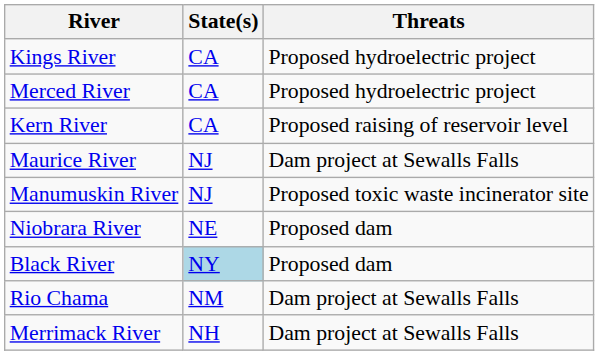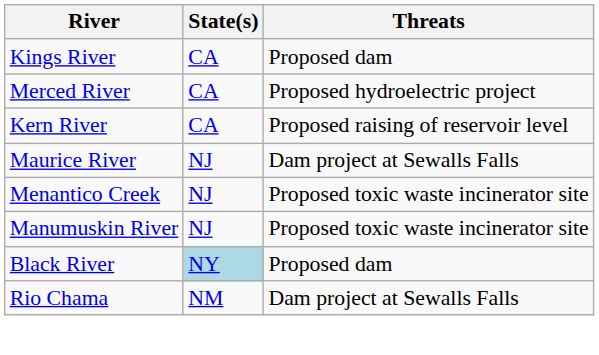(402, 56) Proposed hydroelectric project -> (330, 56) Proposed dam
+ row: (85, 194)
- row: (75, 228)
- row: (85, 332)
